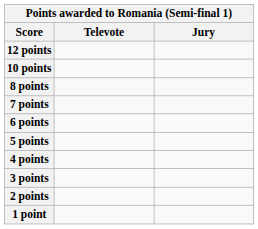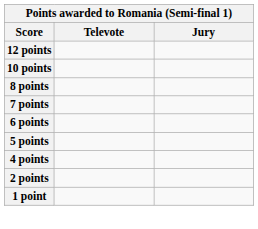- row: (29, 178)
